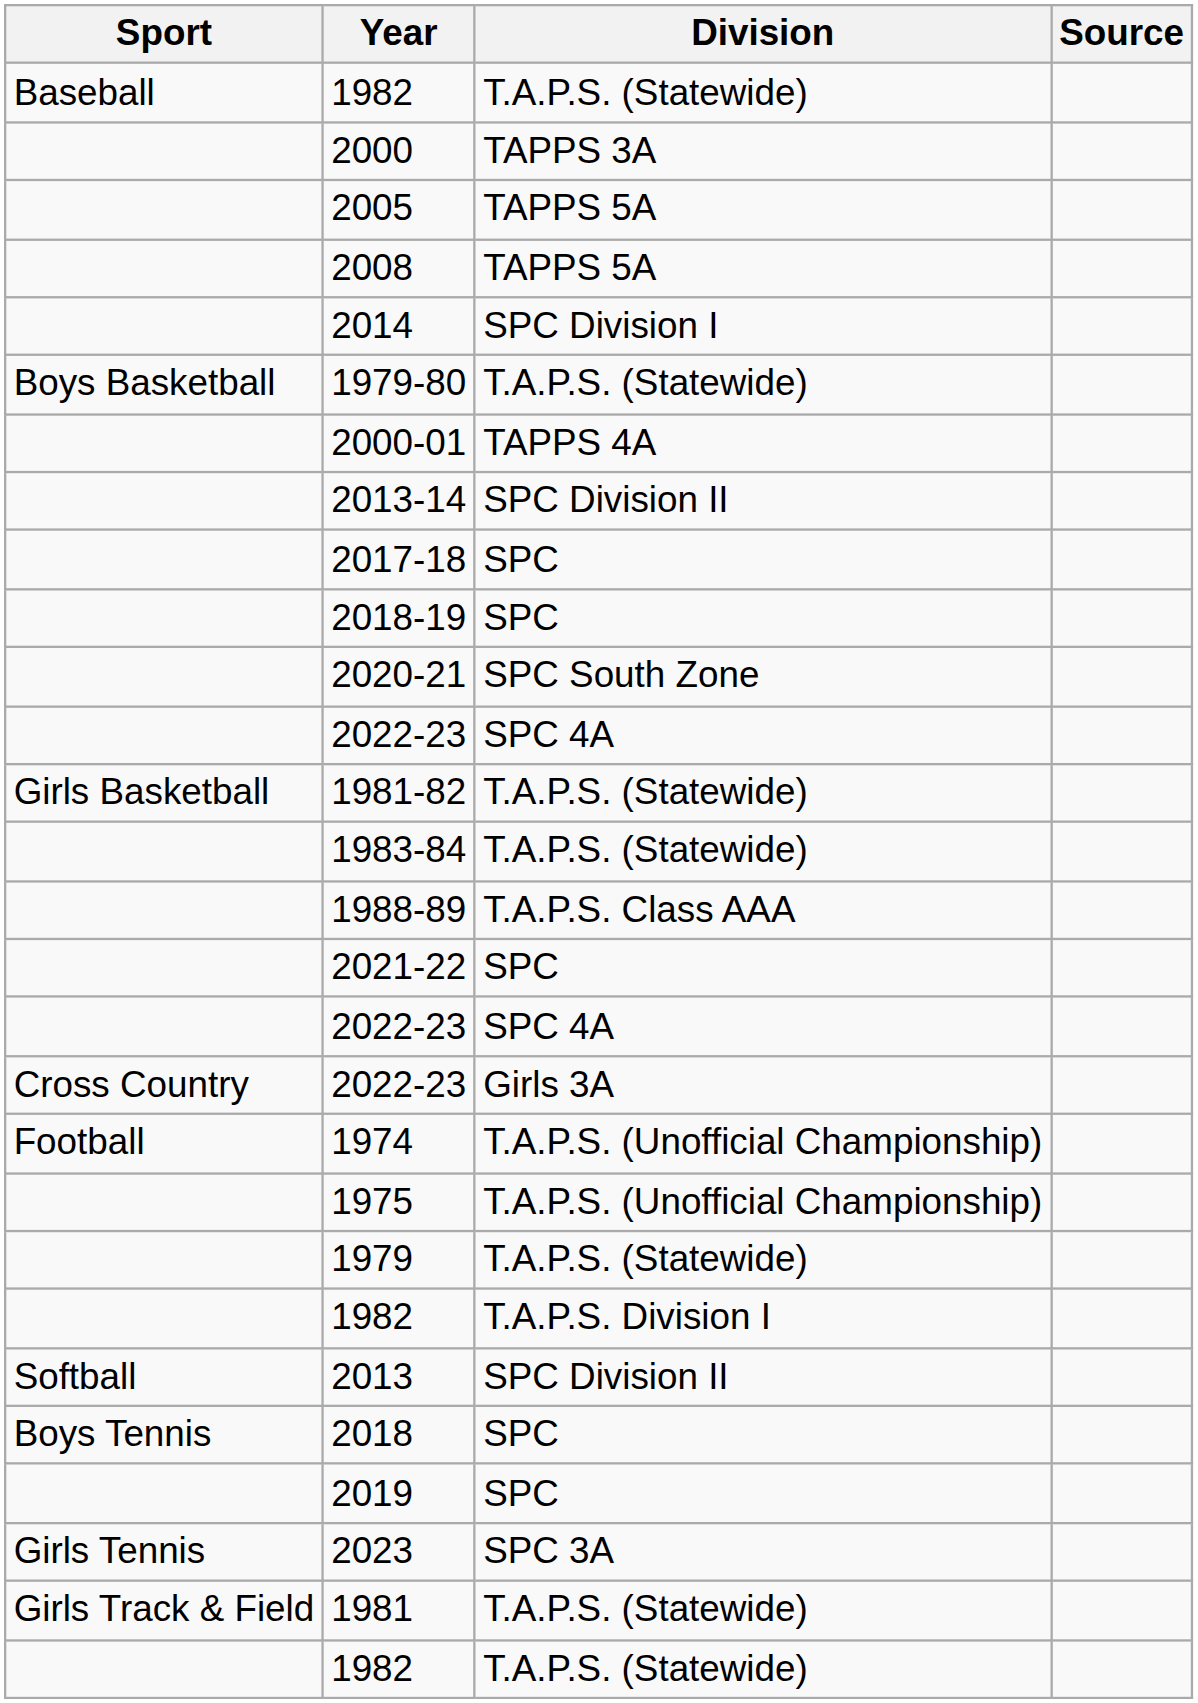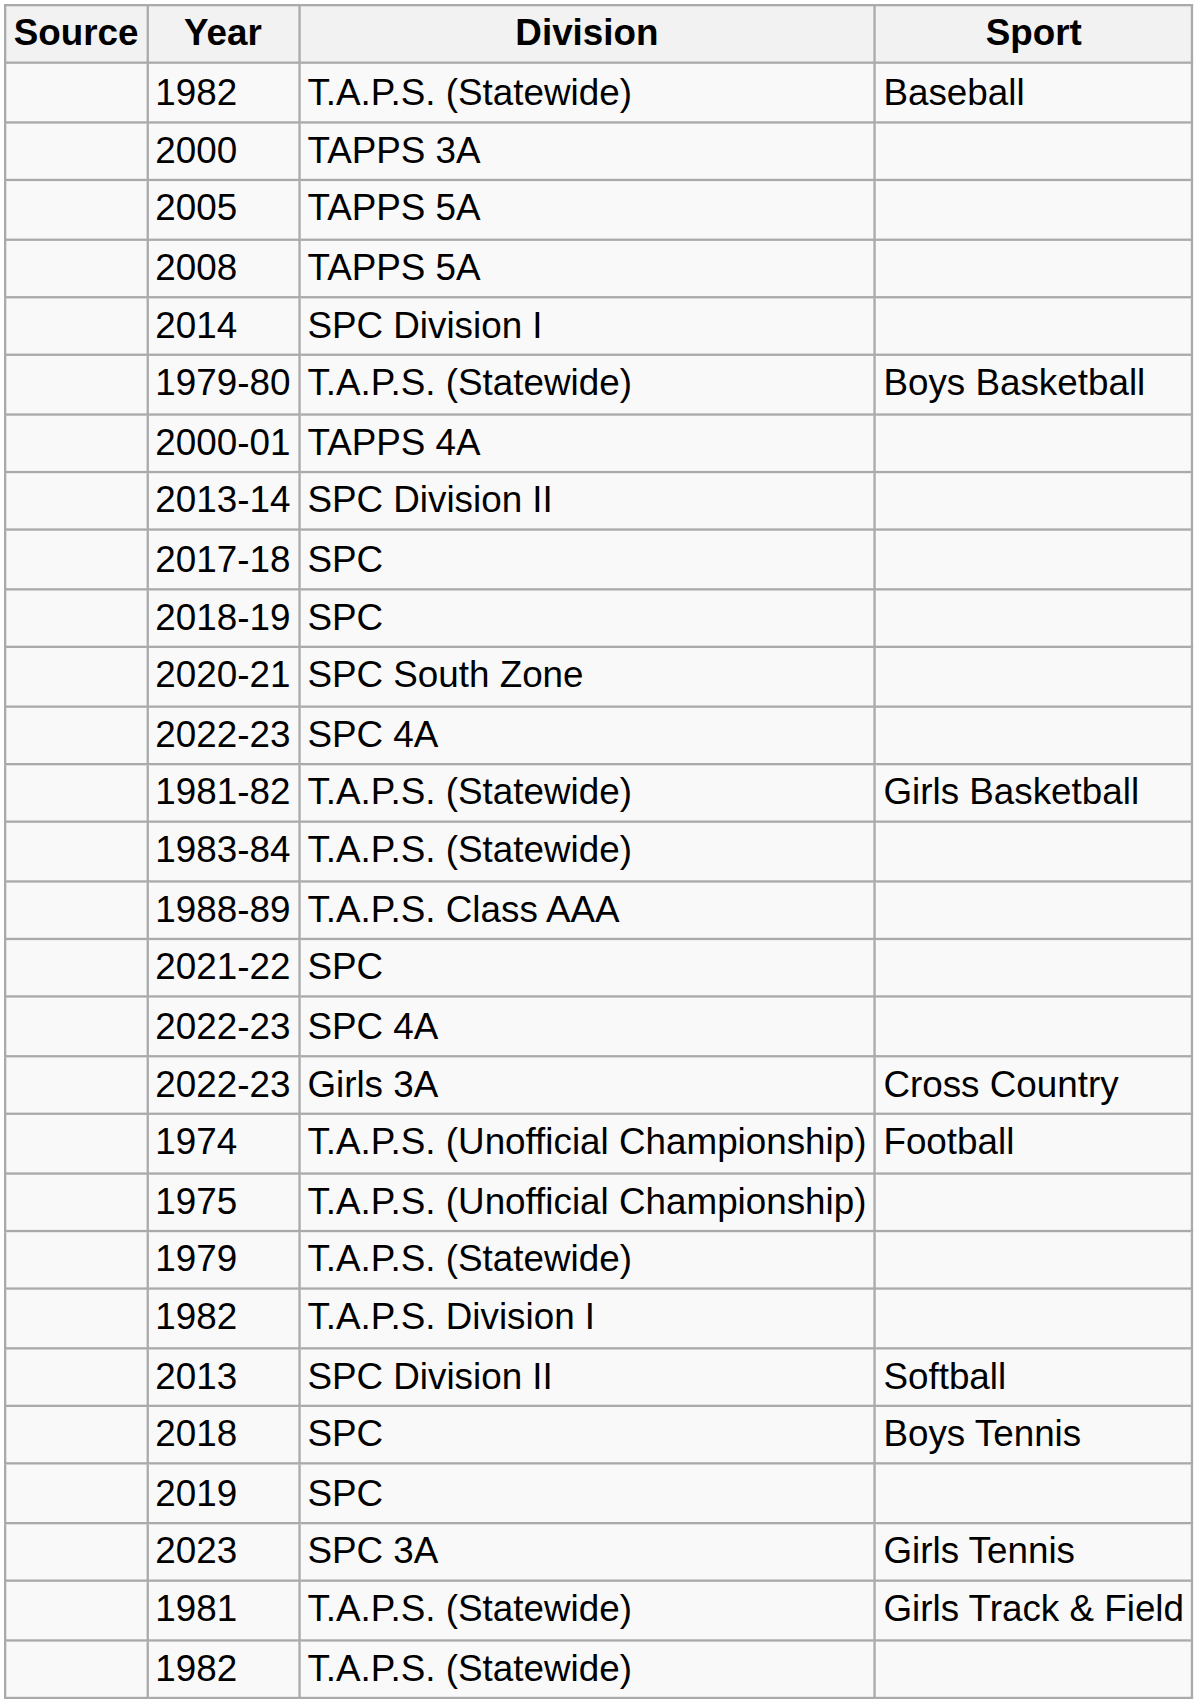columns swapped: (164, 33) <-> (1122, 33)
